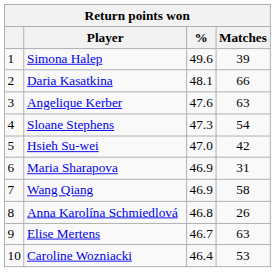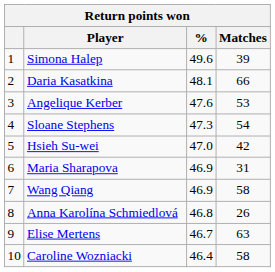(243, 103) 63 -> (243, 103) 53
(243, 256) 53 -> (243, 256) 58
